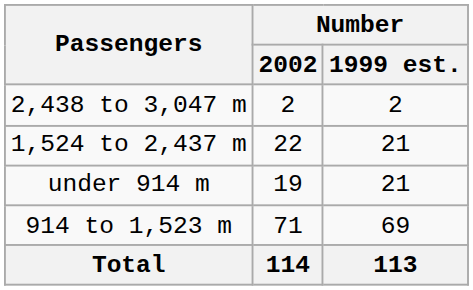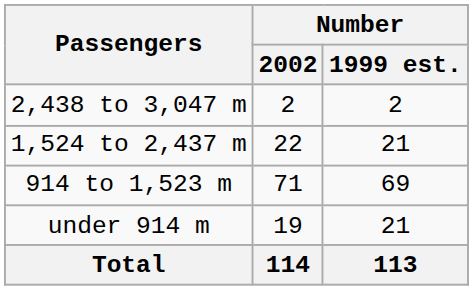rows swapped: (129, 225) <-> (129, 185)
